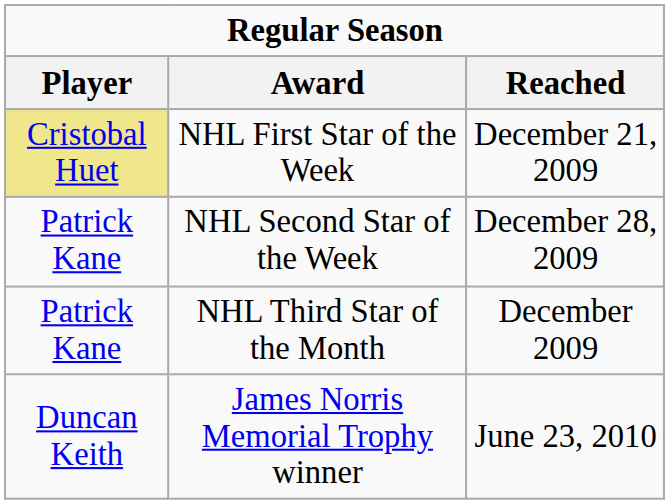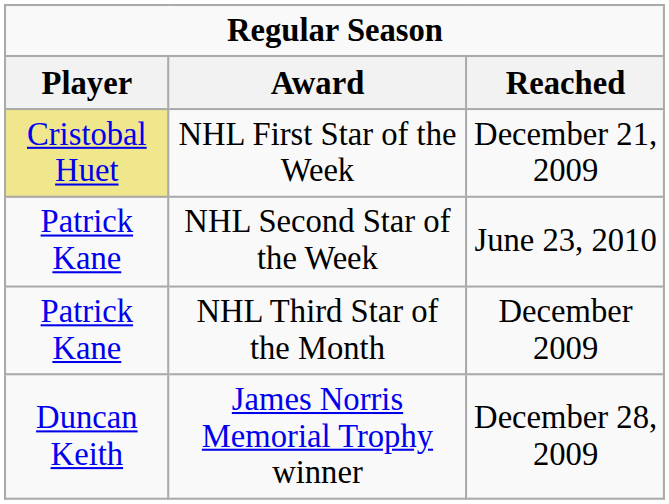(566, 240) December 28, 2009 -> (566, 240) June 23, 2010
(566, 436) June 23, 2010 -> (566, 436) December 28, 2009
